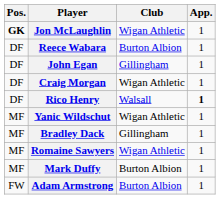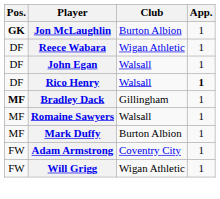(152, 30) Wigan Athletic -> (150, 30) Burton Albion
(150, 47) Burton Albion -> (152, 47) Wigan Athletic
(144, 64) Gillingham -> (135, 64) Walsall
- row: (72, 82)
- row: (72, 116)
(16, 133) normal -> (16, 99) bold
(152, 151) Wigan Athletic -> (135, 116) Walsall
(150, 185) Burton Albion -> (150, 151) Coventry City
+ row: (72, 168)
